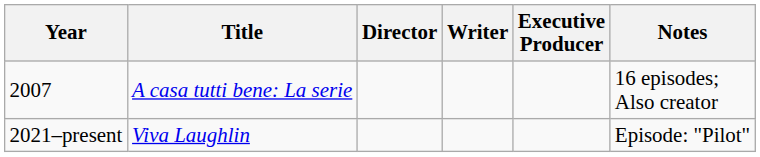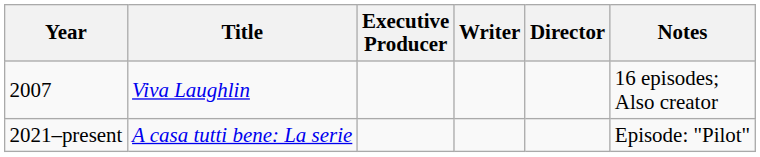columns swapped: (400, 32) <-> (562, 32)
(242, 89) A casa tutti bene: La serie -> (191, 89) Viva Laughlin
(191, 134) Viva Laughlin -> (242, 134) A casa tutti bene: La serie
